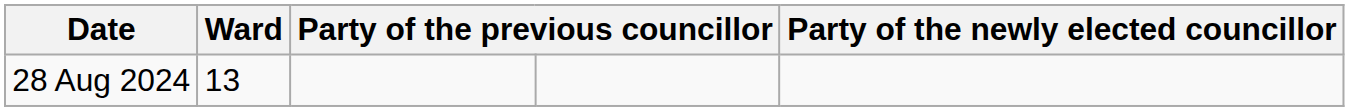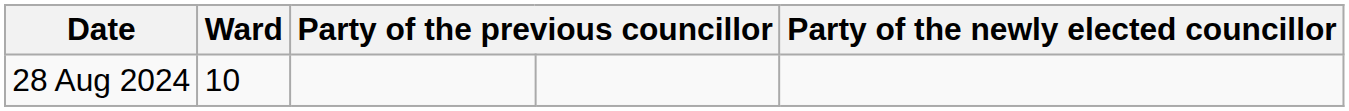(222, 79) 13 -> (222, 79) 10
